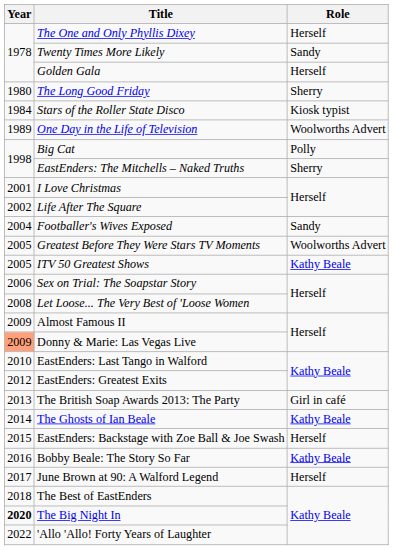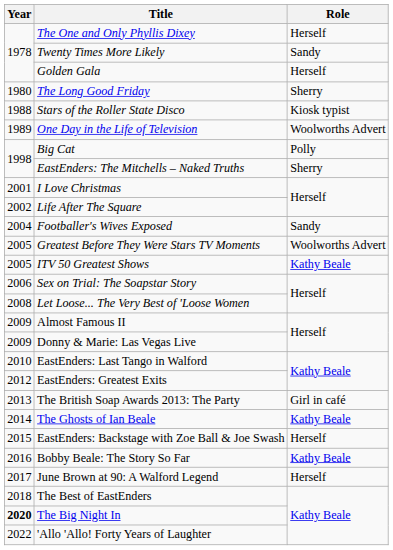(19, 110) 1984 -> (19, 110) 1988
(19, 341) lightsalmon background -> (19, 341) no background
